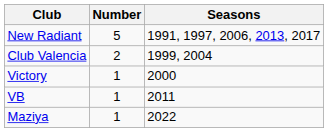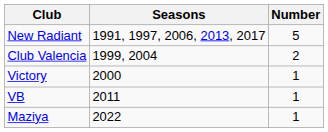columns swapped: (117, 14) <-> (234, 14)
